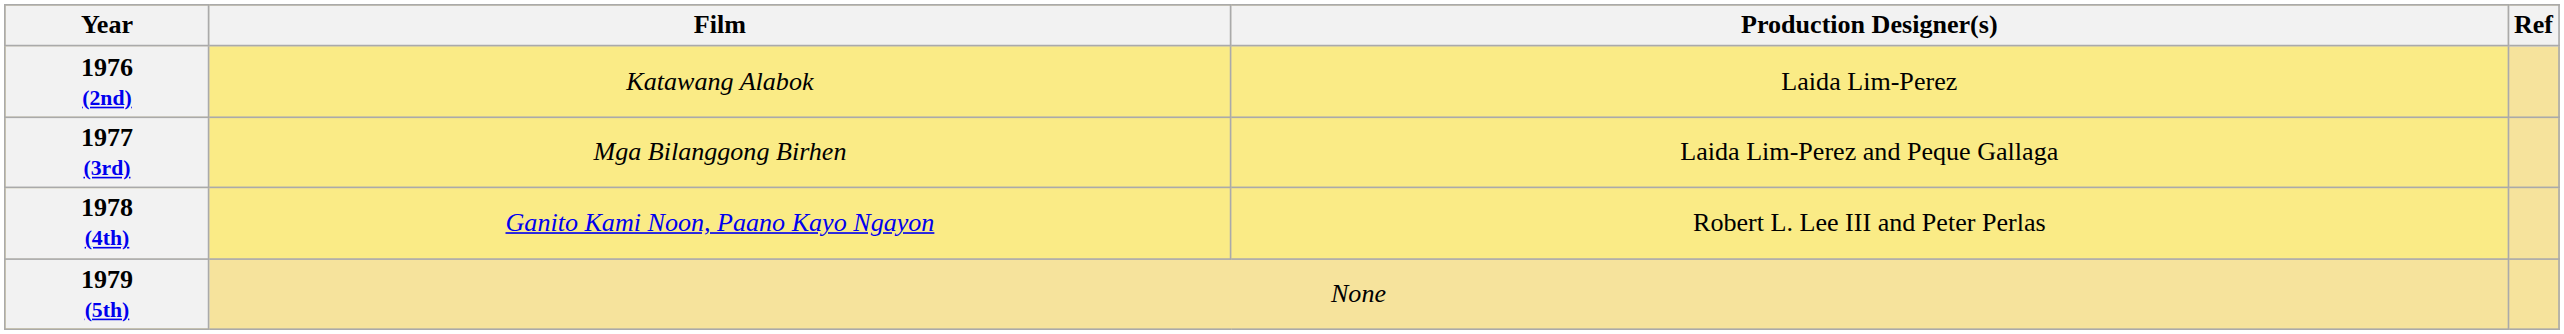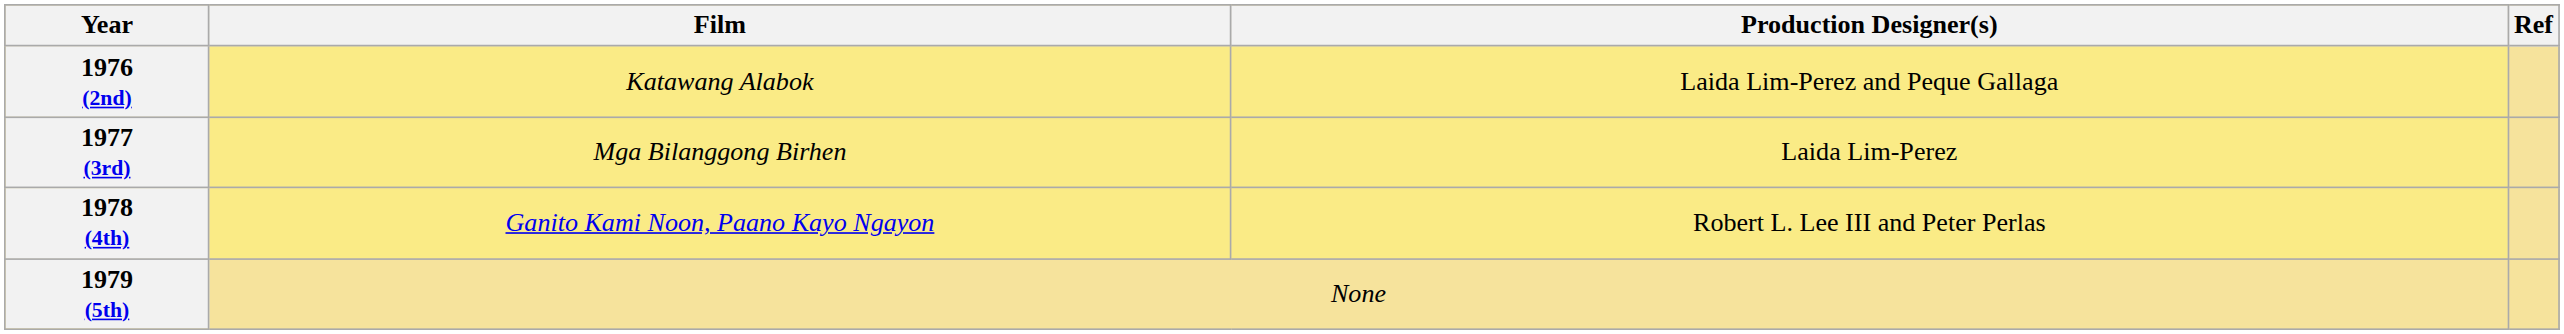(1869, 81) Laida Lim-Perez -> (1869, 81) Laida Lim-Perez and Peque Gallaga
(1869, 151) Laida Lim-Perez and Peque Gallaga -> (1869, 151) Laida Lim-Perez
